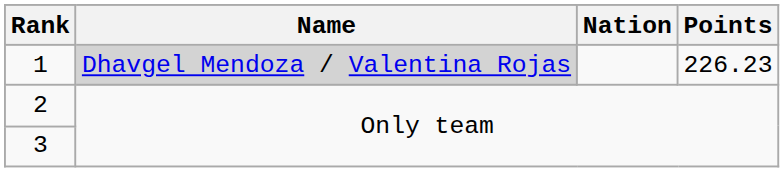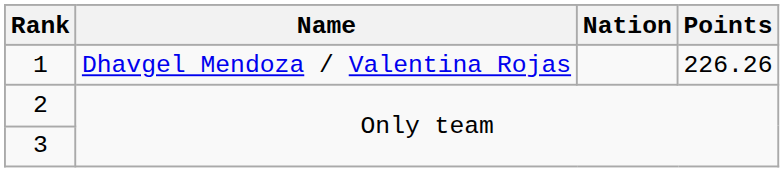(326, 65) lightgrey background -> (326, 65) no background
(728, 65) 226.23 -> (728, 65) 226.26
